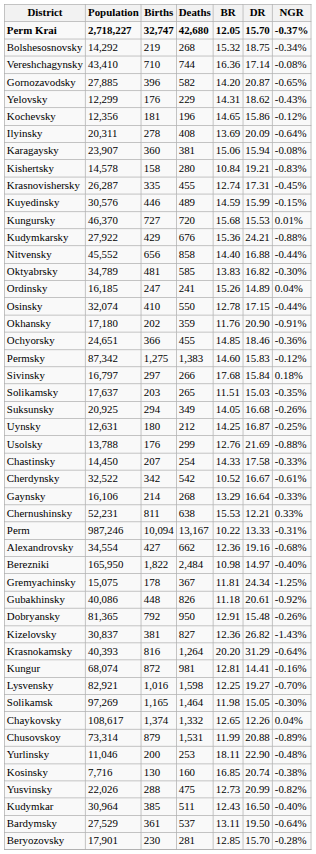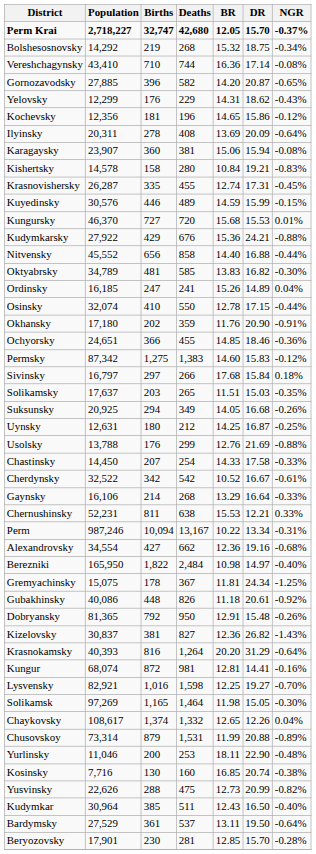(258, 530) 13.33 -> (258, 530) 13.34
(103, 789) 22,026 -> (103, 789) 22,626
